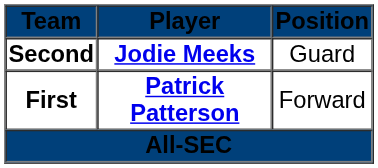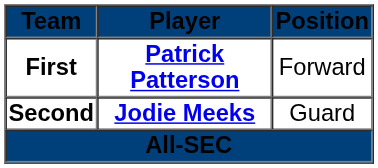rows swapped: (51, 99) <-> (51, 54)
